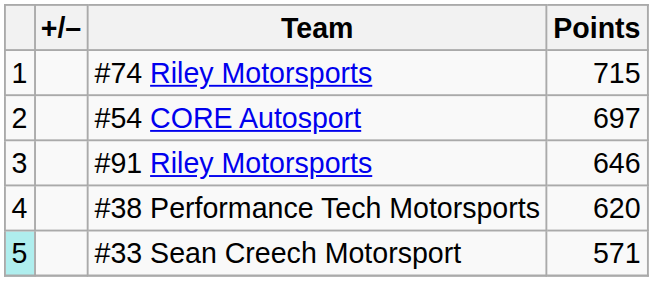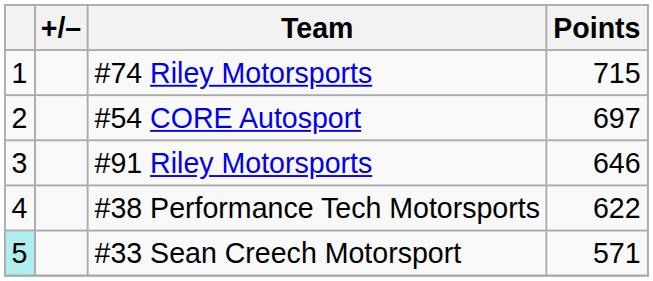(617, 209) 620 -> (617, 209) 622
